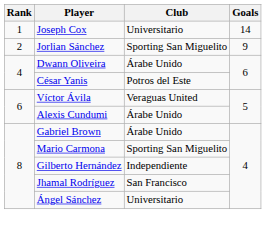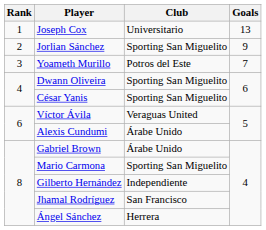(245, 30) 14 -> (245, 30) 13
+ row: (74, 64)
(154, 64) Árabe Unido -> (177, 81) Sporting San Miguelito
(159, 81) Potros del Este -> (177, 98) Sporting San Miguelito
(155, 200) Universitario -> (143, 217) Herrera
